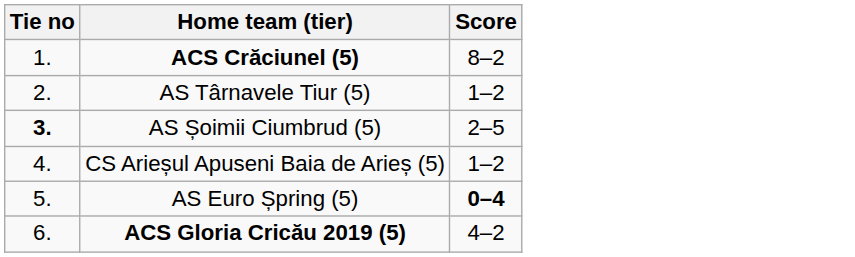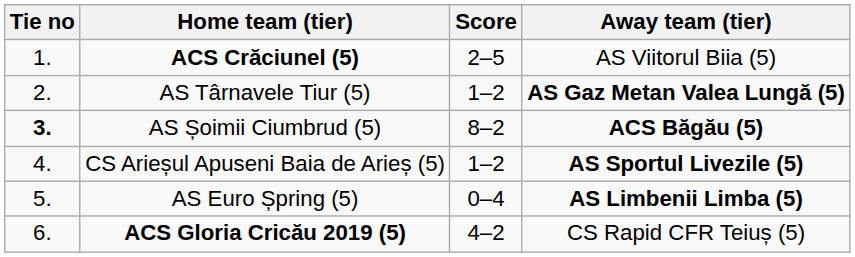+ column: (686, 22)
(486, 57) 8–2 -> (486, 57) 2–5
(486, 127) 2–5 -> (486, 127) 8–2
(486, 198) bold -> (486, 198) normal
